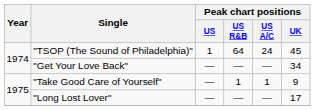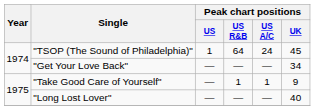(296, 97) 17 -> (296, 97) 40
